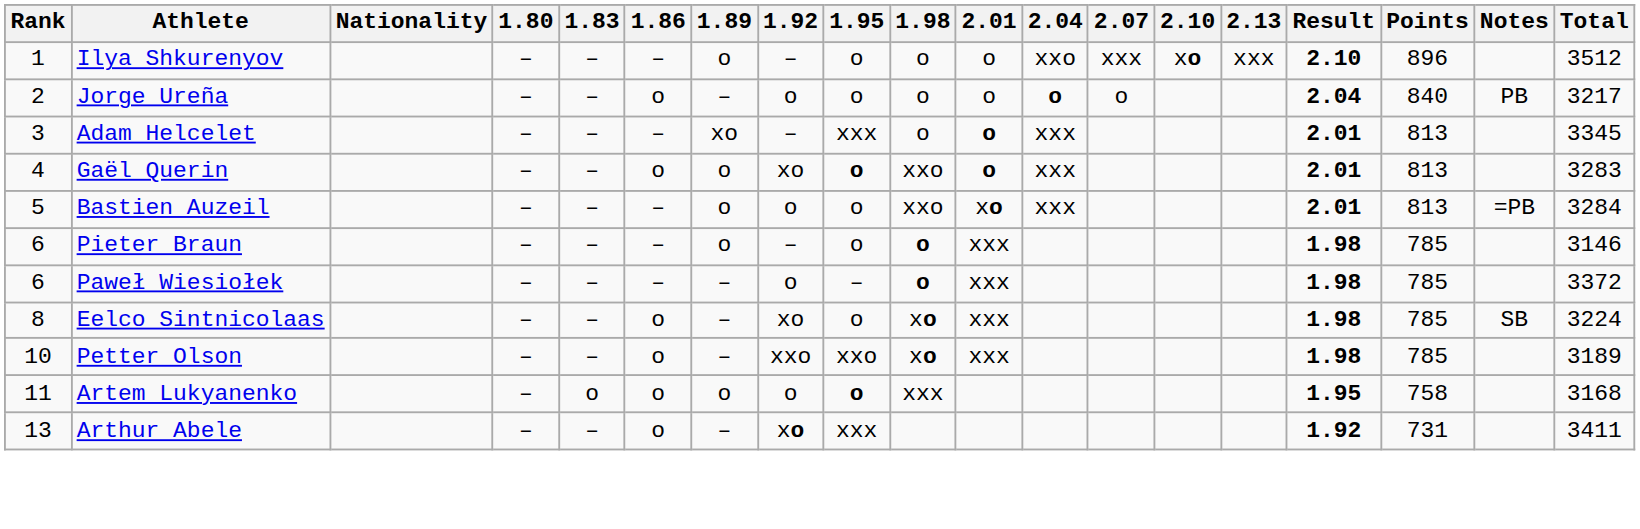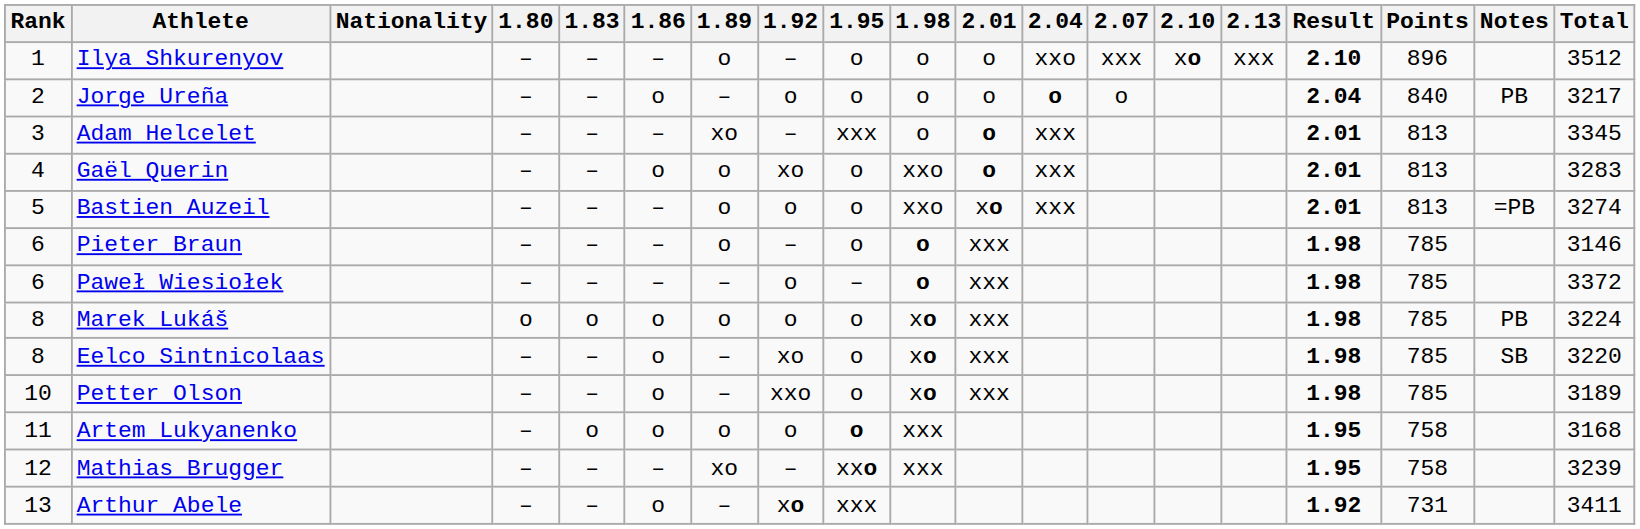(857, 172) bold -> (857, 172) normal
(1594, 209) 3284 -> (1594, 209) 3274
+ row: (152, 320)
(1594, 320) 3224 -> (1594, 358) 3220
(857, 358) xxo -> (857, 395) o
+ row: (180, 469)
